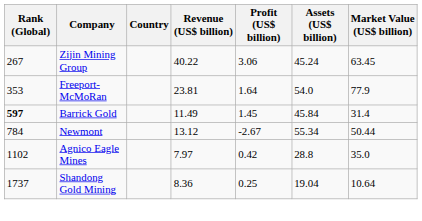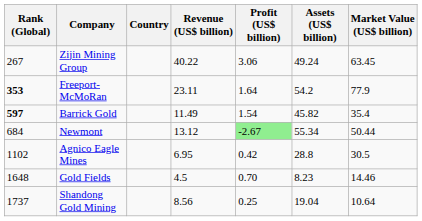(306, 60) 45.24 -> (306, 60) 49.24
(15, 90) normal -> (15, 90) bold
(186, 90) 23.81 -> (186, 90) 23.11
(304, 90) 54.0 -> (304, 90) 54.2
(248, 113) 1.45 -> (248, 113) 1.54
(306, 113) 45.84 -> (306, 113) 45.82
(360, 113) 31.4 -> (360, 113) 35.4
(15, 131) 784 -> (15, 131) 684
(250, 131) no background -> (250, 131) lightgreen background
(183, 154) 7.97 -> (183, 154) 6.95
(360, 154) 35.0 -> (360, 154) 30.5
+ row: (85, 177)
(183, 183) 8.36 -> (183, 201) 8.56
